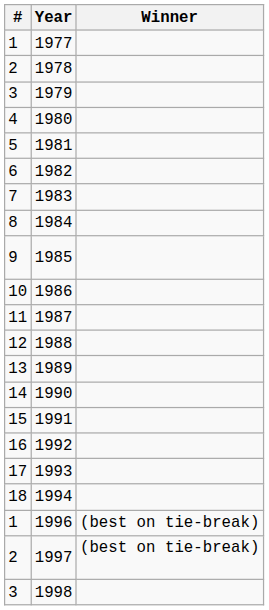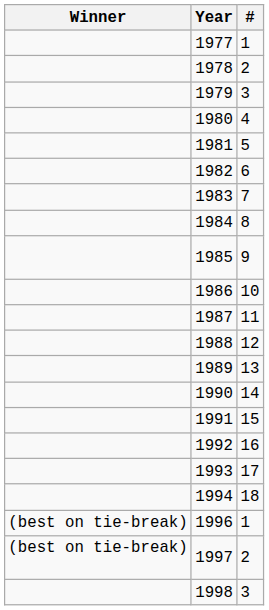columns swapped: (18, 17) <-> (170, 17)
